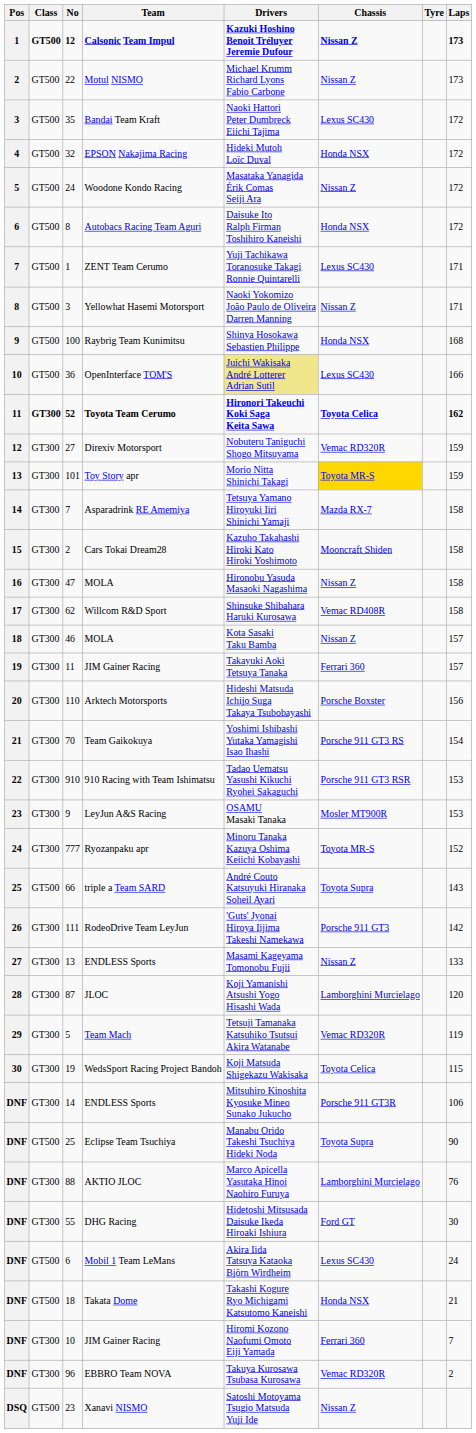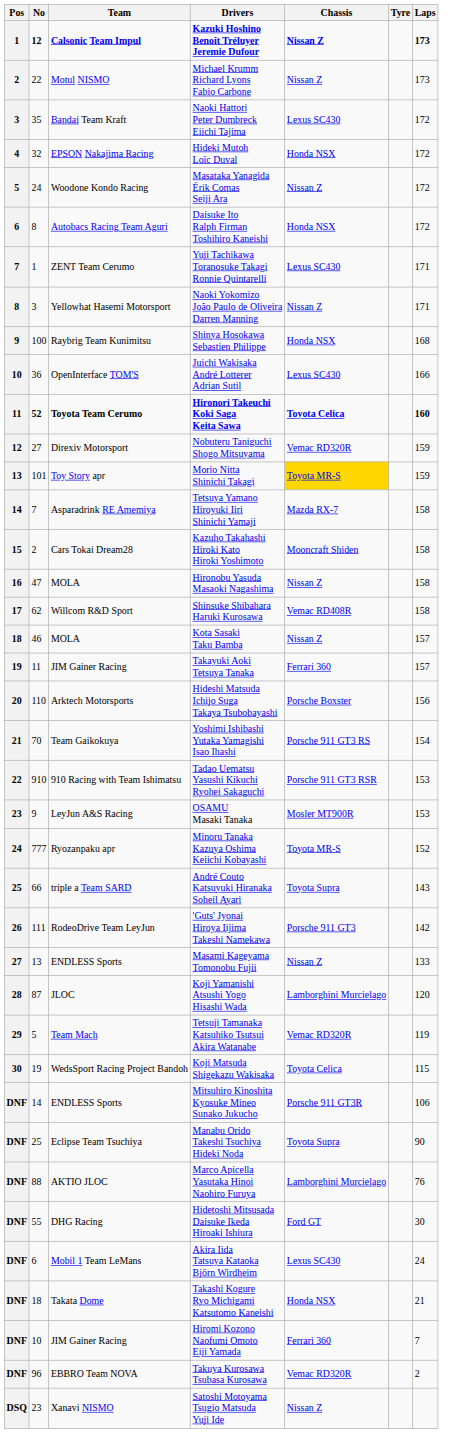- column: (46, 12)
(258, 374) khaki background -> (225, 374) no background
(456, 414) 162 -> (422, 414) 160
